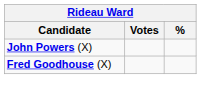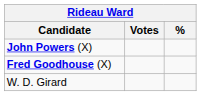+ row: (37, 82)
